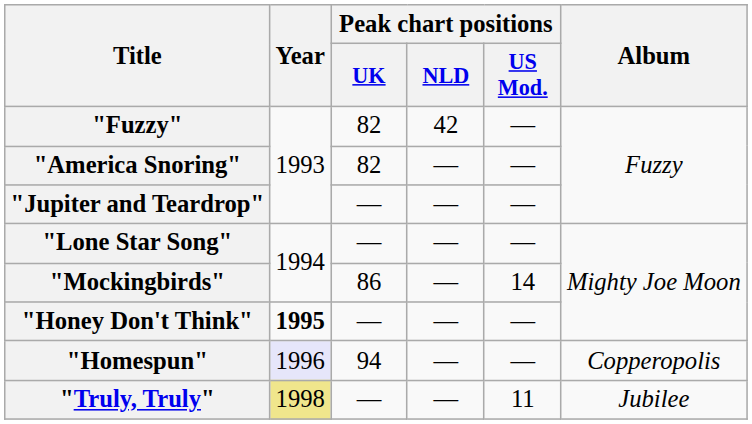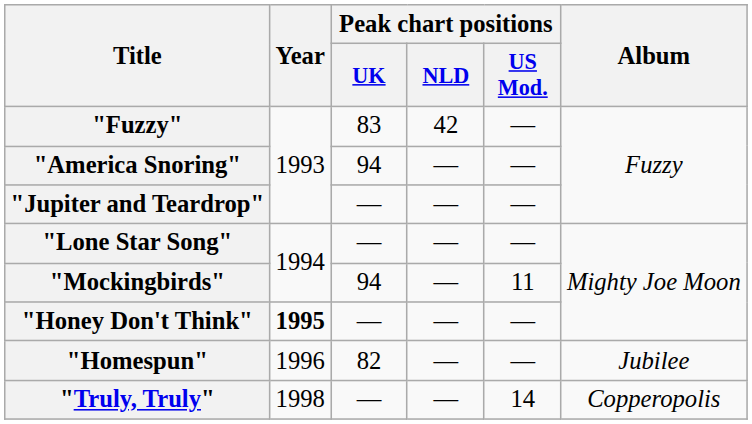(369, 125) 82 -> (369, 125) 83
(369, 164) 82 -> (369, 164) 94
(369, 282) 86 -> (369, 282) 94
(523, 282) 14 -> (523, 282) 11
(300, 360) lavender background -> (300, 360) no background
(369, 360) 94 -> (369, 360) 82
(654, 360) Copperopolis -> (654, 360) Jubilee
(300, 399) khaki background -> (300, 399) no background
(523, 399) 11 -> (523, 399) 14
(654, 399) Jubilee -> (654, 399) Copperopolis
